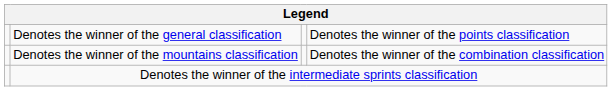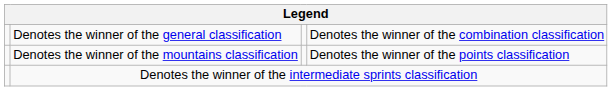(440, 34) Denotes the winner of the points classification -> (457, 34) Denotes the winner of the combination classification
(457, 55) Denotes the winner of the combination classification -> (440, 55) Denotes the winner of the points classification
